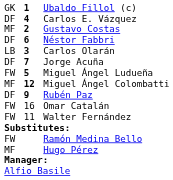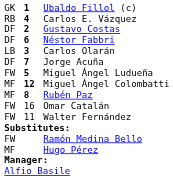(10, 18) DF -> (10, 18) RB
(10, 29) MF -> (10, 29) DF
(10, 95) DF -> (10, 95) MF
(27, 95) 9 -> (27, 95) 8
